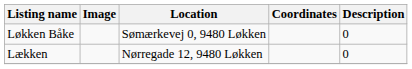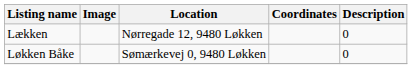rows swapped: (27, 53) <-> (41, 34)
